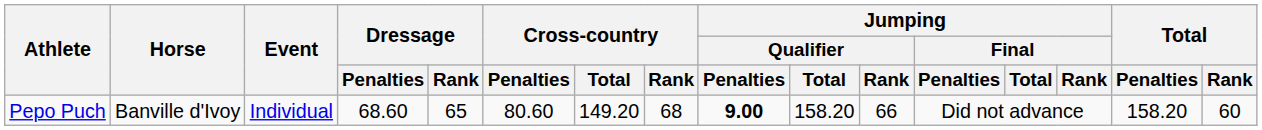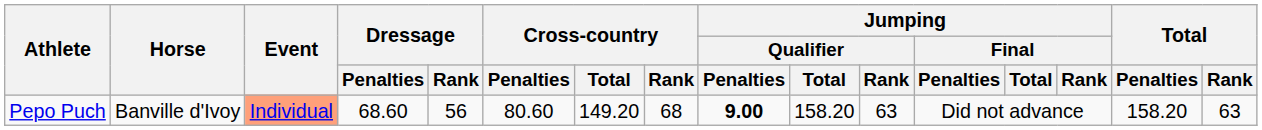(291, 111) no background -> (291, 111) lightsalmon background
(456, 111) 65 -> (456, 111) 56
(886, 111) 66 -> (886, 111) 63
(1230, 111) 60 -> (1230, 111) 63
